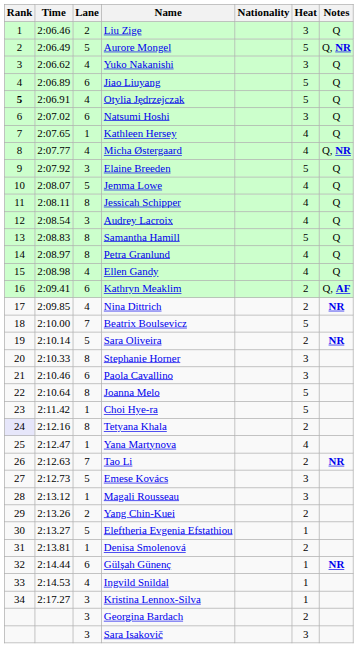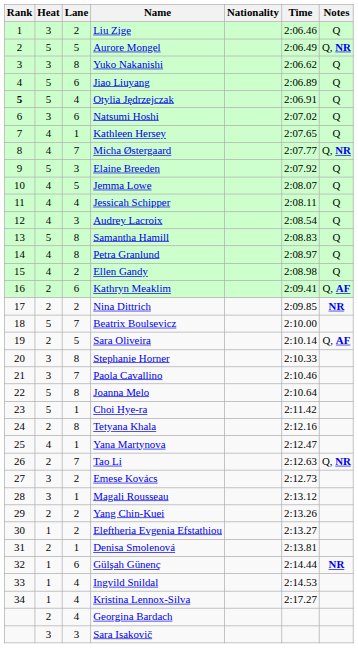columns swapped: (306, 13) <-> (54, 13)
(87, 64) 4 -> (76, 64) 8
(87, 151) 4 -> (76, 151) 7
(87, 202) 8 -> (76, 202) 4
(87, 271) 4 -> (76, 271) 2
(87, 306) 4 -> (76, 306) 2
(336, 340) NR -> (336, 340) Q, AF
(87, 375) 6 -> (76, 375) 7
(20, 427) lavender background -> (20, 427) no background
(336, 461) NR -> (336, 461) Q, NR
(87, 479) 5 -> (76, 479) 2
(87, 530) 5 -> (76, 530) 2
(87, 599) 3 -> (76, 599) 4
(87, 617) 3 -> (76, 617) 4
